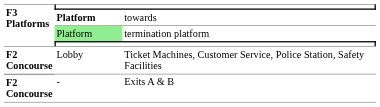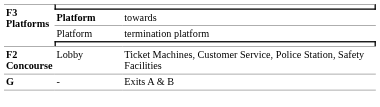(74, 33) lightgreen background -> (74, 33) no background
(29, 88) F2 Concourse -> (10, 82) G
